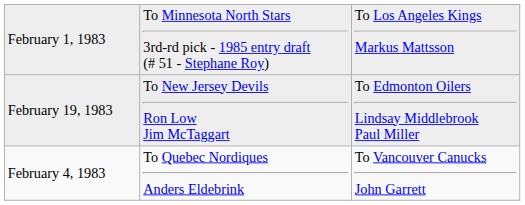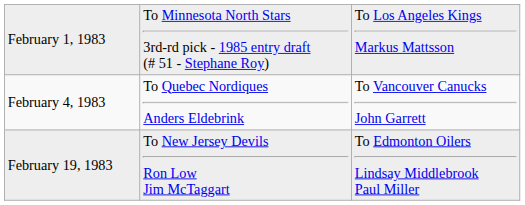rows swapped: (57, 173) <-> (60, 110)
